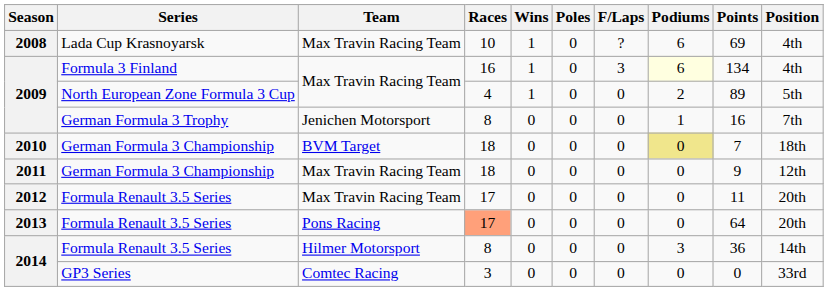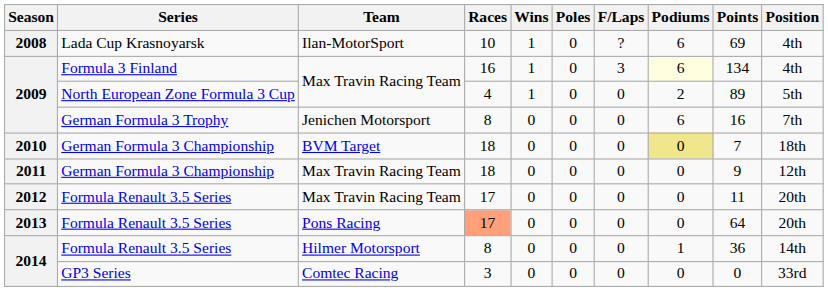(381, 43) Max Travin Racing Team -> (353, 43) Ilan-MotorSport
(681, 120) 1 -> (681, 120) 6
(681, 248) 3 -> (681, 248) 1
